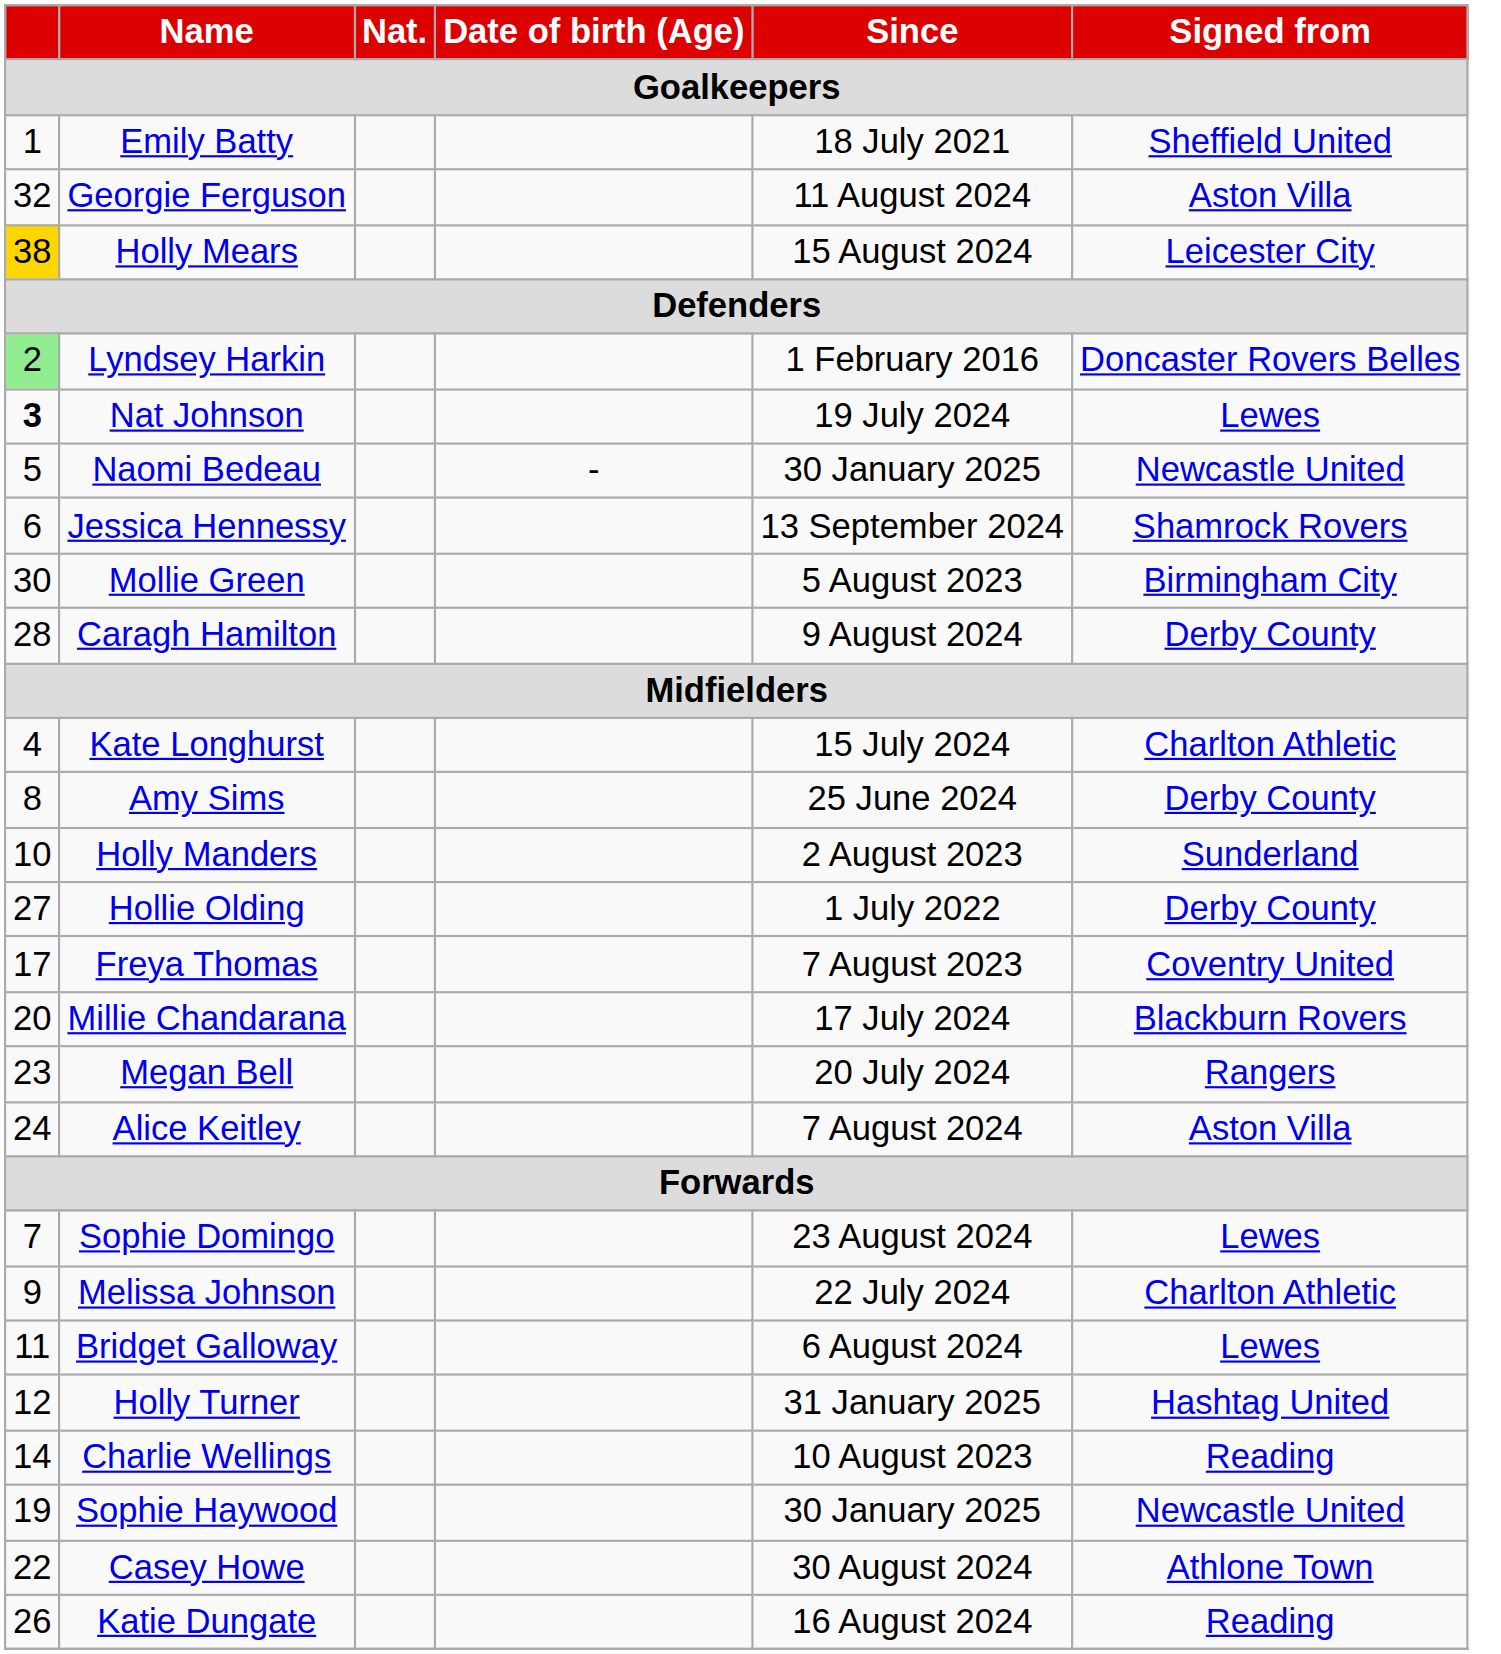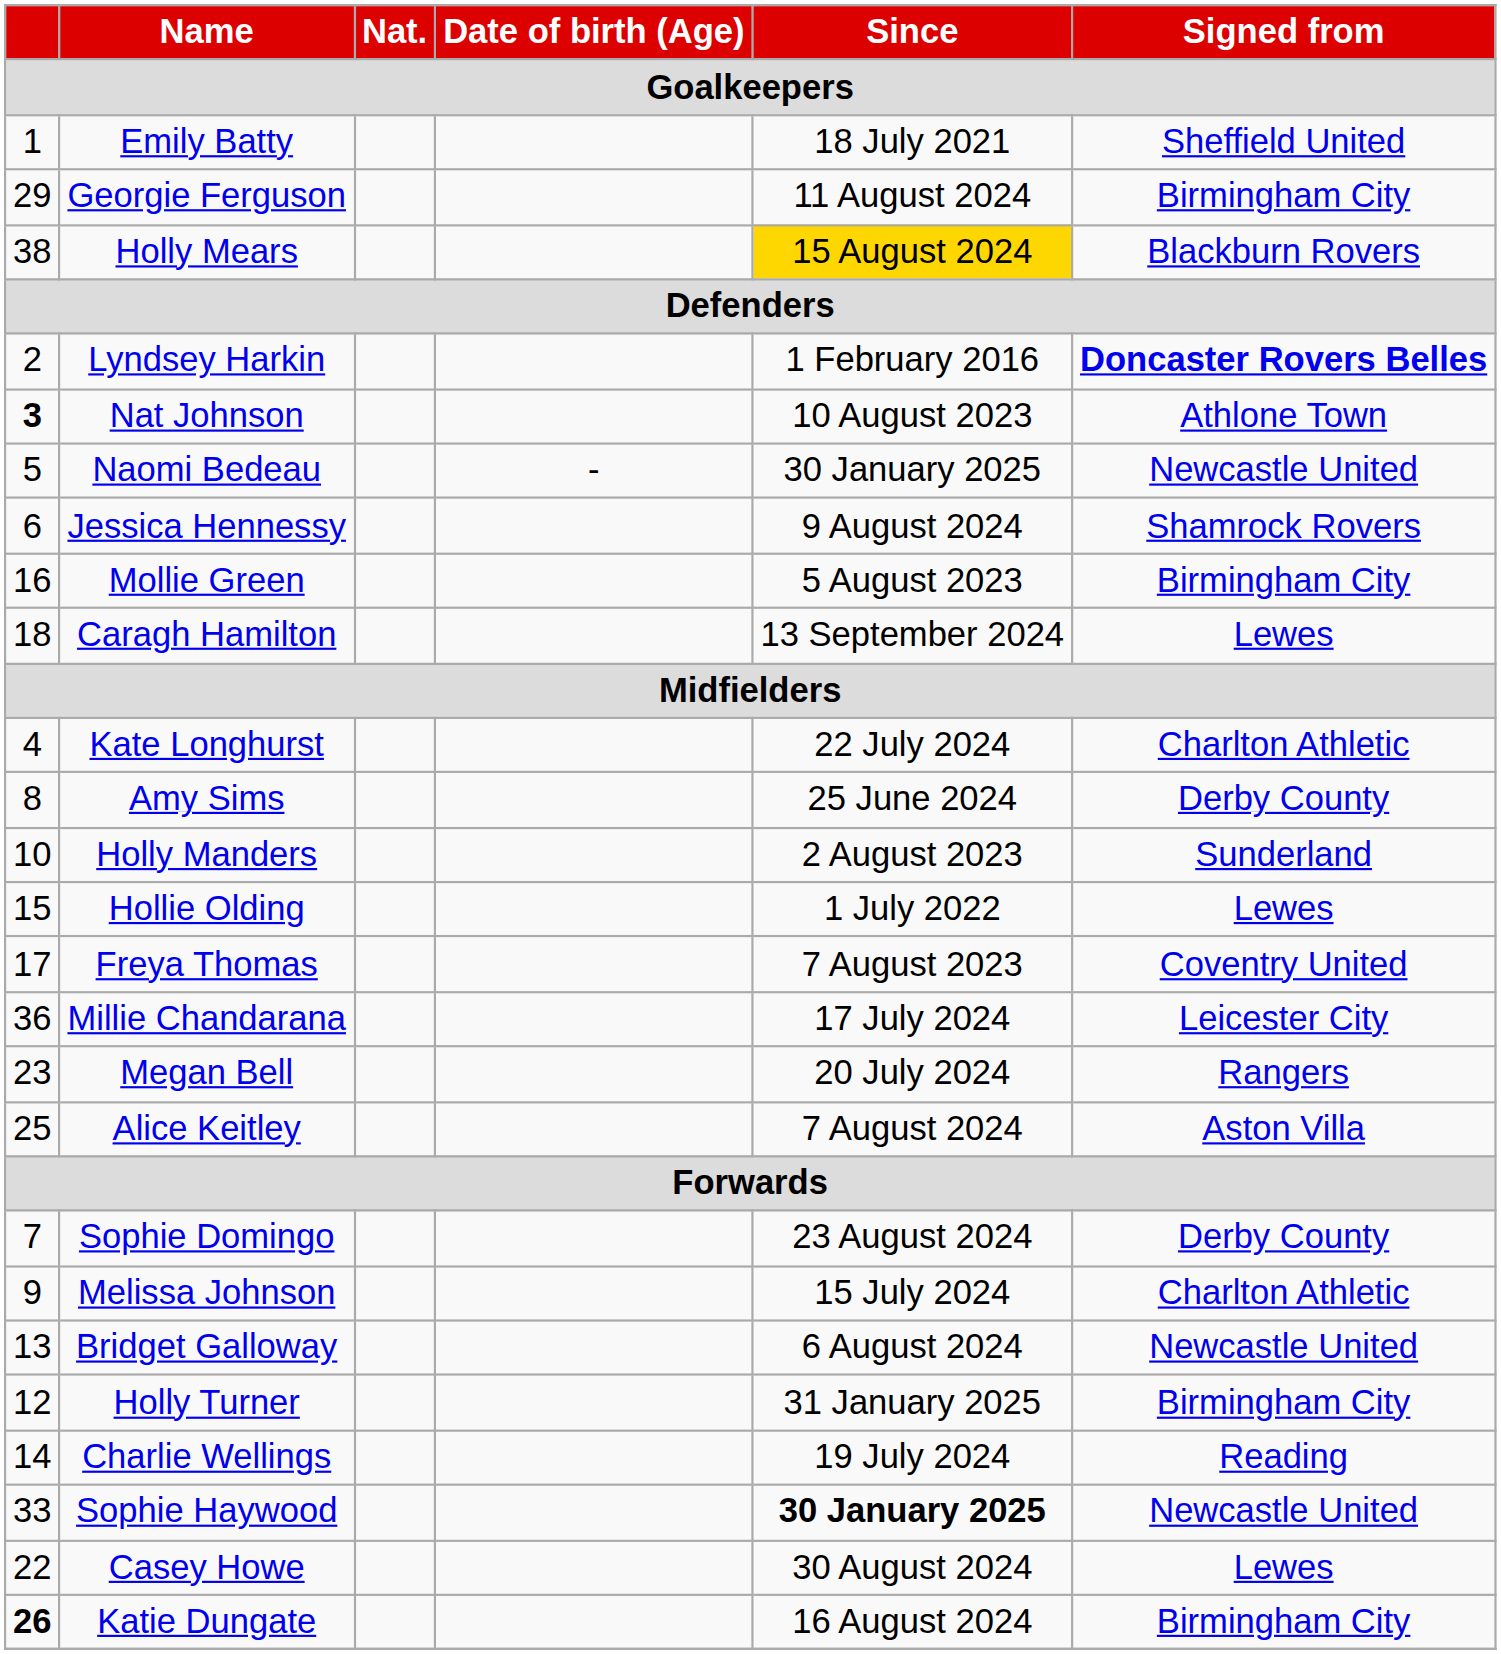(32, 196) 32 -> (32, 196) 29
(1270, 196) Aston Villa -> (1284, 196) Birmingham City
(32, 251) gold background -> (32, 251) no background
(912, 251) no background -> (912, 251) gold background
(1270, 251) Leicester City -> (1284, 251) Blackburn Rovers
(32, 360) lightgreen background -> (32, 360) no background
(1270, 360) normal -> (1284, 360) bold
(912, 415) 19 July 2024 -> (912, 415) 10 August 2023
(1270, 415) Lewes -> (1284, 415) Athlone Town
(912, 525) 13 September 2024 -> (912, 525) 9 August 2024
(32, 580) 30 -> (32, 580) 16
(32, 634) 28 -> (32, 634) 18
(912, 634) 9 August 2024 -> (912, 634) 13 September 2024
(1270, 634) Derby County -> (1284, 634) Lewes
(912, 744) 15 July 2024 -> (912, 744) 22 July 2024
(32, 908) 27 -> (32, 908) 15
(1270, 908) Derby County -> (1284, 908) Lewes
(32, 1018) 20 -> (32, 1018) 36
(1270, 1018) Blackburn Rovers -> (1284, 1018) Leicester City
(32, 1128) 24 -> (32, 1128) 25
(1270, 1237) Lewes -> (1284, 1237) Derby County
(912, 1292) 22 July 2024 -> (912, 1292) 15 July 2024
(32, 1347) 11 -> (32, 1347) 13
(1270, 1347) Lewes -> (1284, 1347) Newcastle United
(1270, 1402) Hashtag United -> (1284, 1402) Birmingham City
(912, 1456) 10 August 2023 -> (912, 1456) 19 July 2024
(32, 1511) 19 -> (32, 1511) 33
(912, 1511) normal -> (912, 1511) bold
(1270, 1566) Athlone Town -> (1284, 1566) Lewes
(32, 1621) normal -> (32, 1621) bold
(1270, 1621) Reading -> (1284, 1621) Birmingham City
